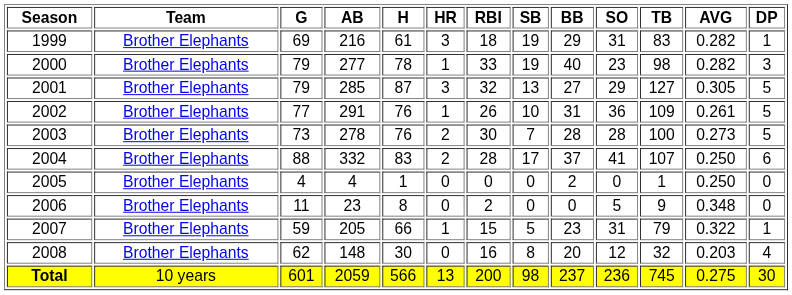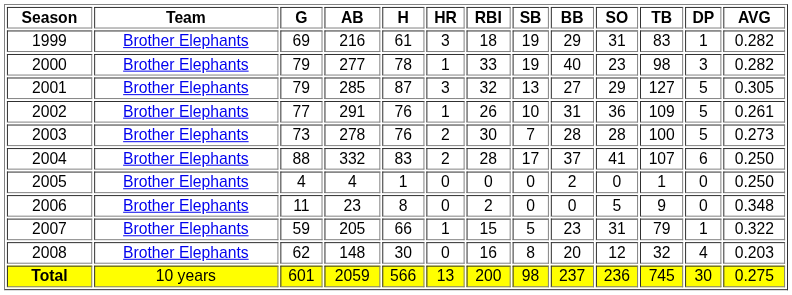columns swapped: (767, 17) <-> (716, 17)
